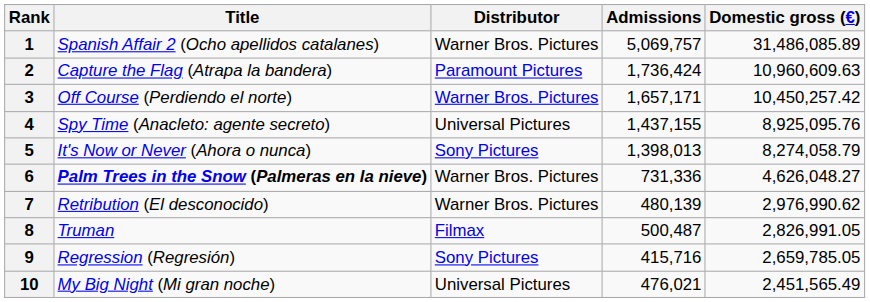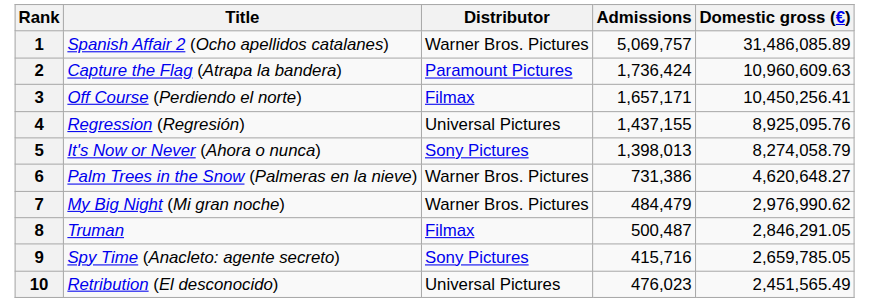(517, 97) Warner Bros. Pictures -> (450, 97) Filmax
(807, 97) 10,450,257.42 -> (797, 97) 10,450,256.41
(194, 124) Spy Time (Anacleto: agente secreto) -> (156, 124) Regression (Regresión)
(242, 177) bold -> (242, 177) normal
(671, 177) 731,336 -> (661, 177) 731,386
(811, 177) 4,626,048.27 -> (802, 177) 4,620,648.27
(163, 204) Retribution (El desconocido) -> (176, 204) My Big Night (Mi gran noche)
(671, 204) 480,139 -> (661, 204) 484,479
(811, 230) 2,826,991.05 -> (802, 230) 2,846,291.05
(146, 257) Regression (Regresión) -> (204, 257) Spy Time (Anacleto: agente secreto)
(166, 284) My Big Night (Mi gran noche) -> (173, 284) Retribution (El desconocido)
(671, 284) 476,021 -> (661, 284) 476,023
